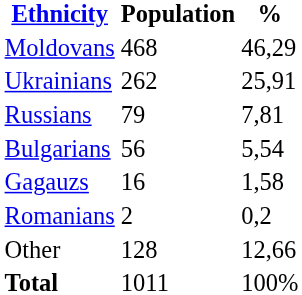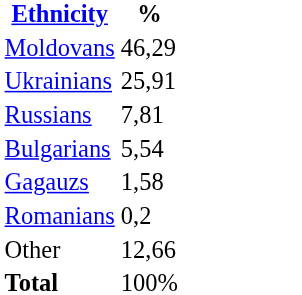- column: (178, 14)
